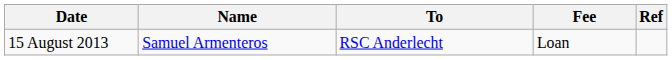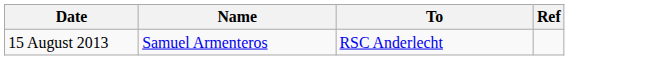- column: (584, 17)
